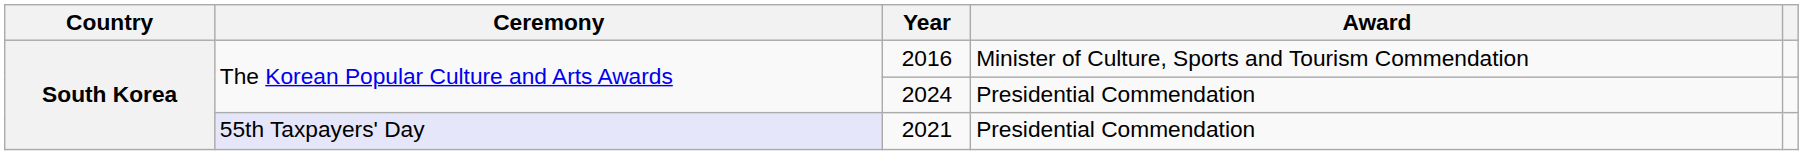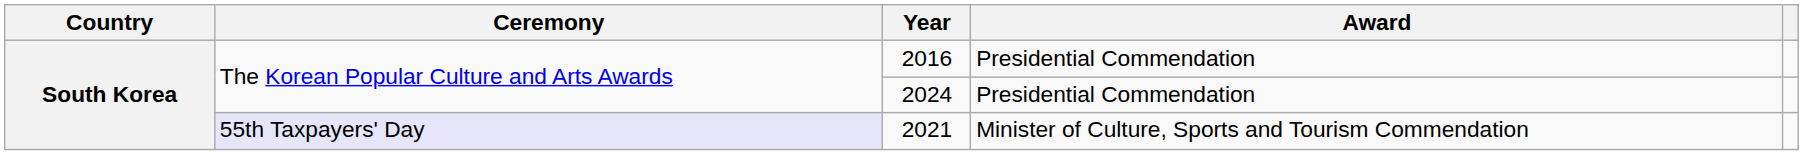(1252, 58) Minister of Culture, Sports and Tourism Commendation -> (1116, 58) Presidential Commendation
(1116, 130) Presidential Commendation -> (1252, 130) Minister of Culture, Sports and Tourism Commendation
